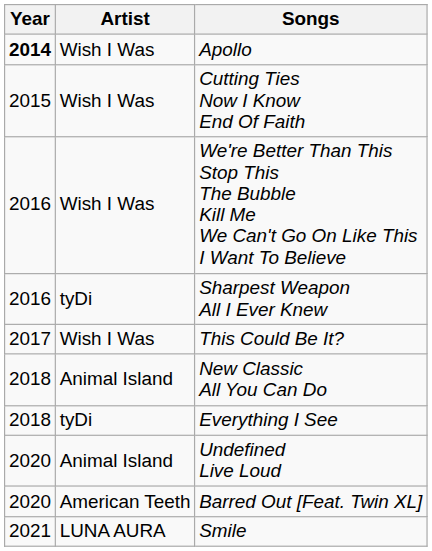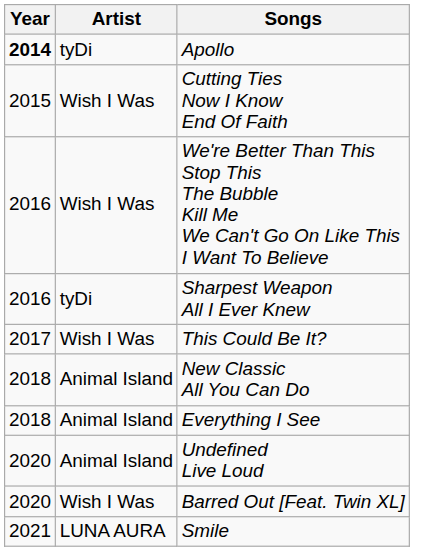(107, 49) Wish I Was -> (76, 49) tyDi
(76, 420) tyDi -> (116, 420) Animal Island
(125, 501) American Teeth -> (107, 501) Wish I Was
